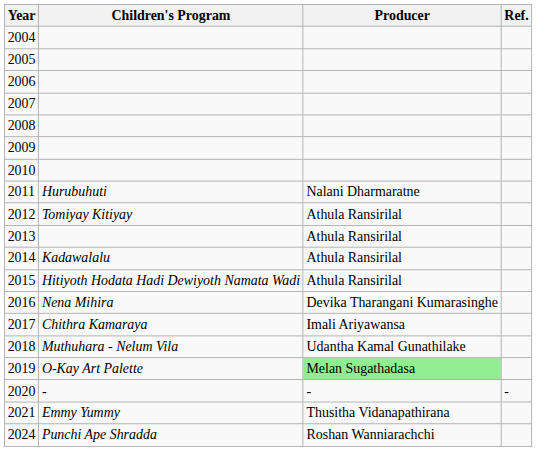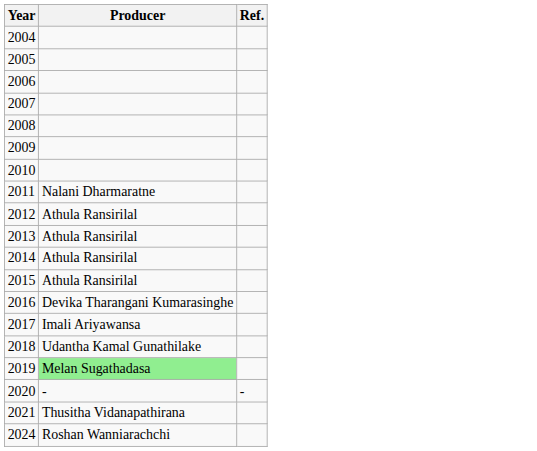- column: (171, 15)
